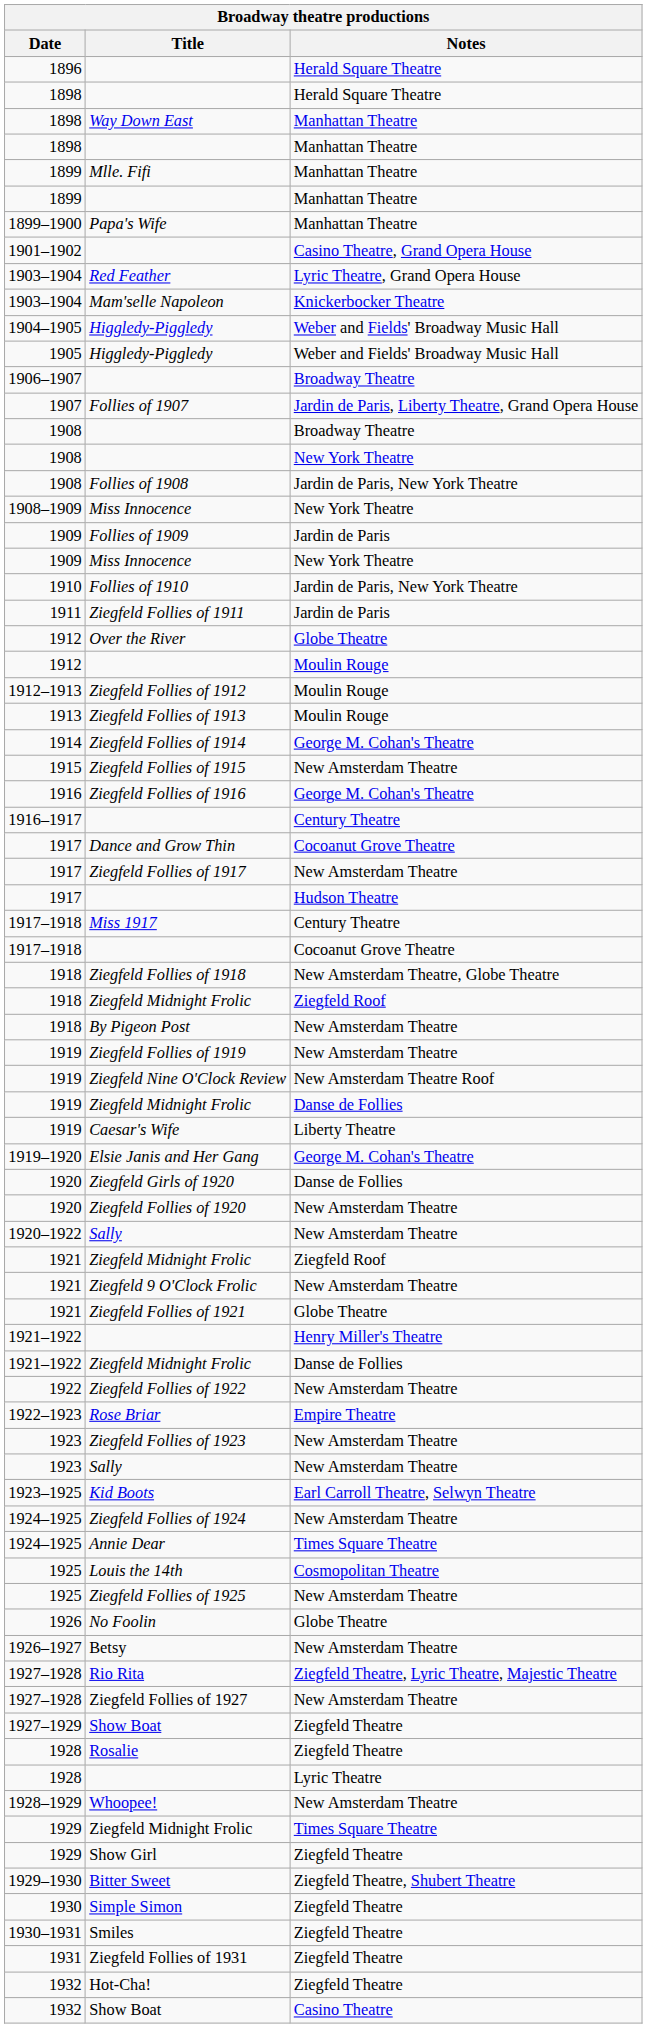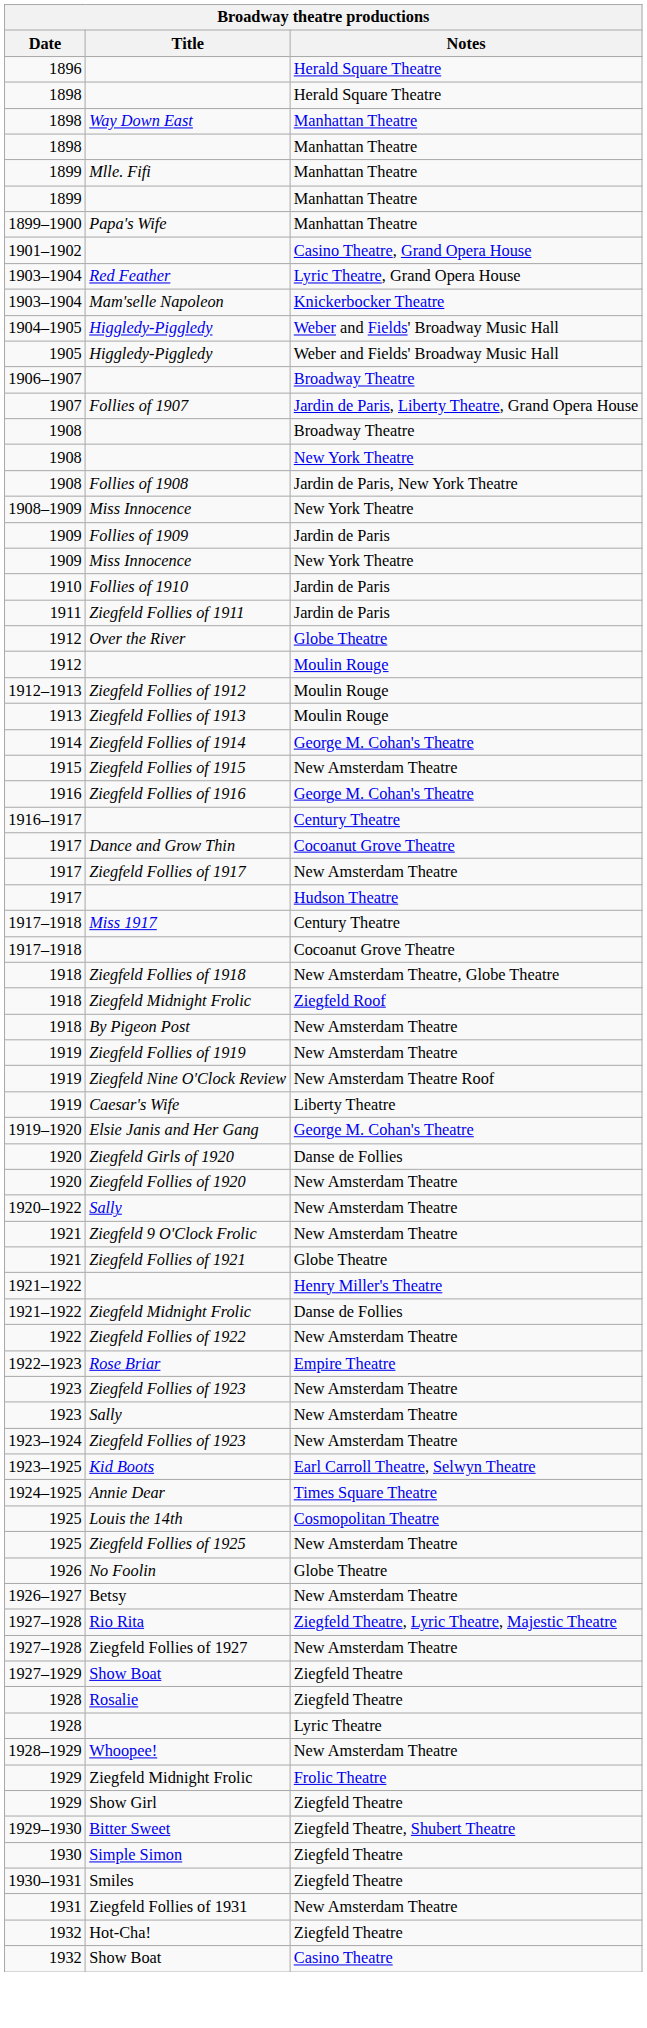(406, 586) Jardin de Paris, New York Theatre -> (342, 586) Jardin de Paris
- row: (65, 1104)
- row: (65, 1259)
+ row: (45, 1440)
- row: (45, 1518)
(365, 1829) Times Square Theatre -> (340, 1777) Frolic Theatre
(348, 1958) Ziegfeld Theatre -> (376, 1906) New Amsterdam Theatre
